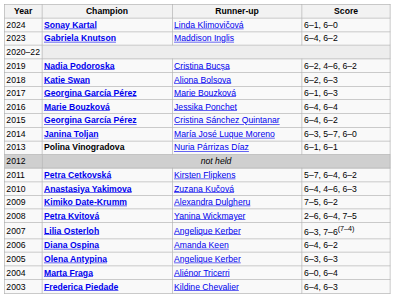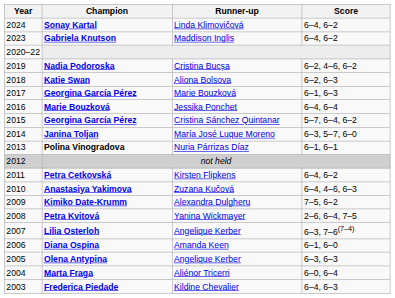(321, 25) 6–1, 6–0 -> (321, 25) 6–4, 6–2
(321, 121) 6–4, 6–2 -> (331, 121) 5–7, 6–4, 6–2
(331, 175) 5–7, 6–4, 6–2 -> (321, 175) 6–4, 6–2
(321, 246) 6–4, 6–2 -> (321, 246) 6–1, 6–0
